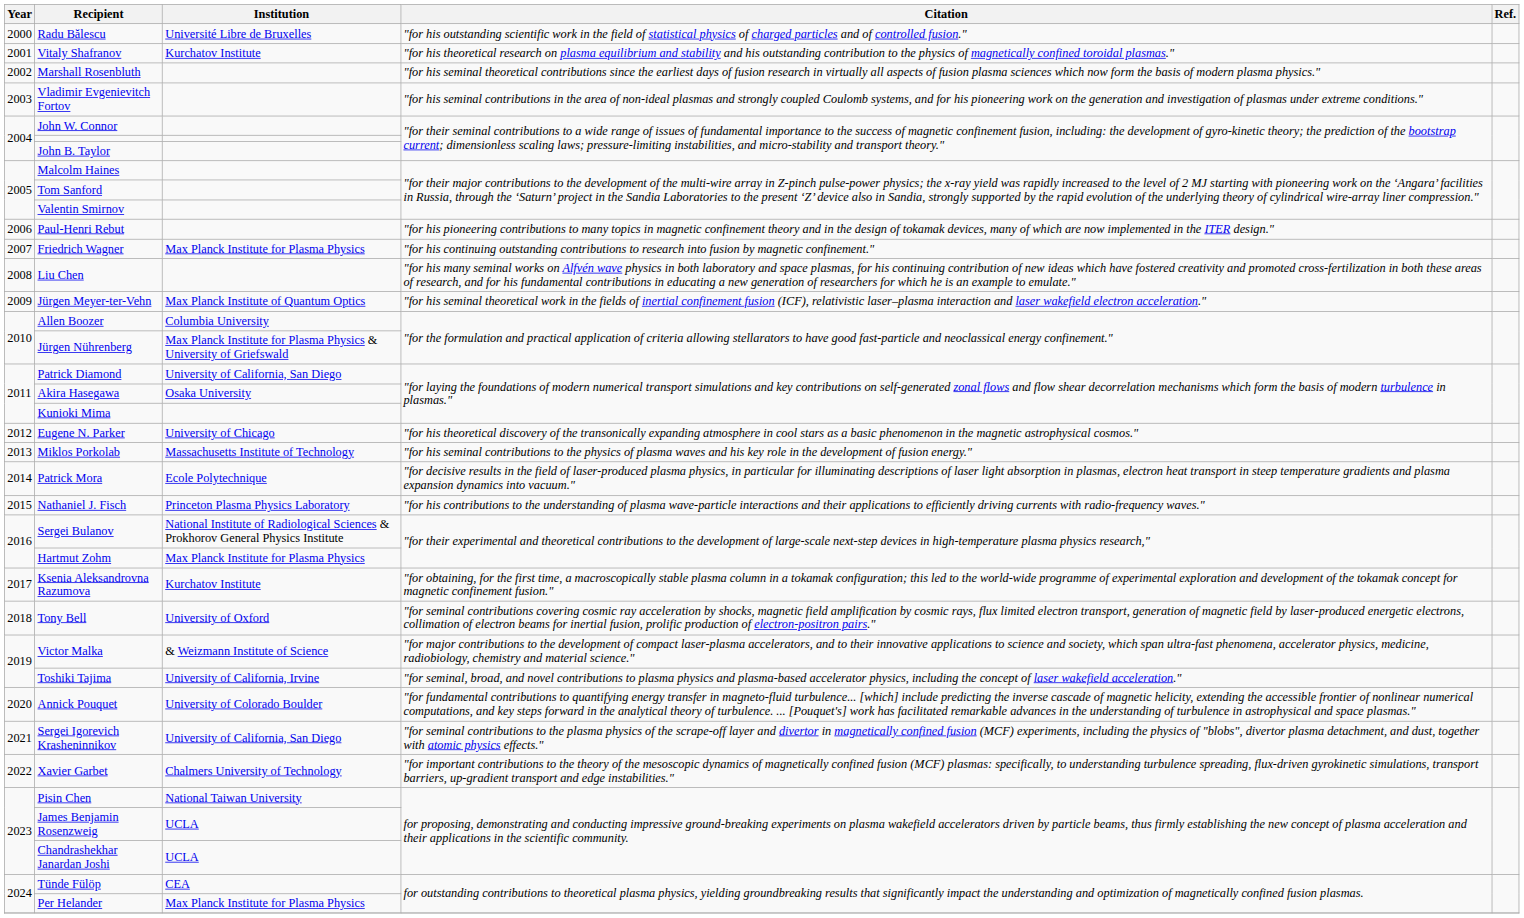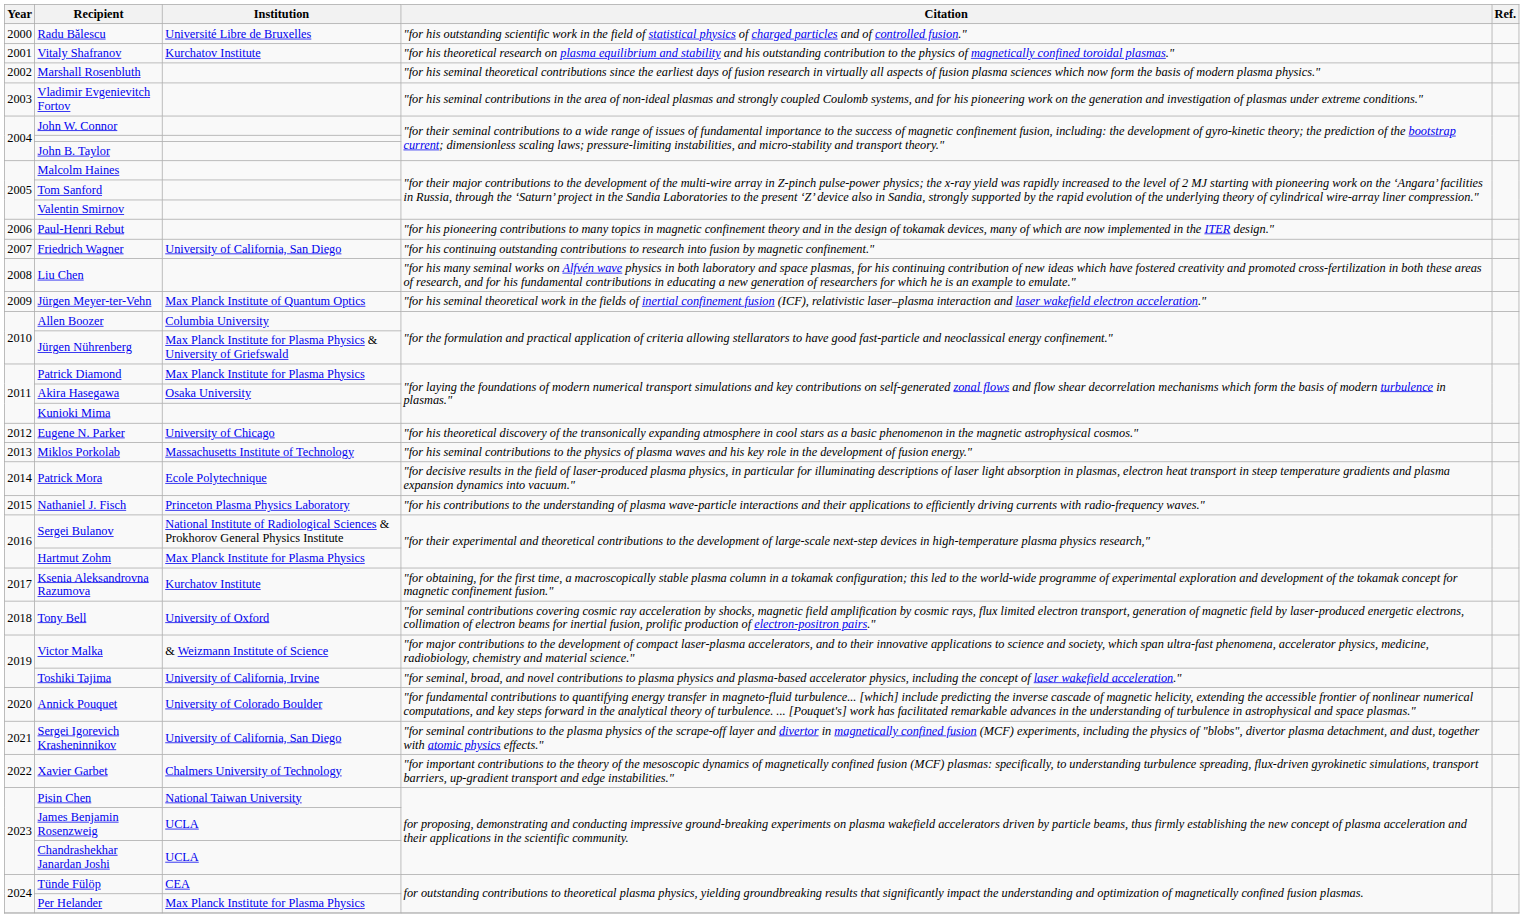(265, 248) Max Planck Institute for Plasma Physics -> (253, 248) University of California, San Diego
(253, 374) University of California, San Diego -> (265, 374) Max Planck Institute for Plasma Physics
